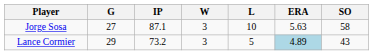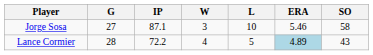(298, 27) 5.63 -> (298, 27) 5.46
(111, 42) 29 -> (111, 42) 28
(158, 42) 73.2 -> (158, 42) 72.2
(205, 42) 3 -> (205, 42) 4
